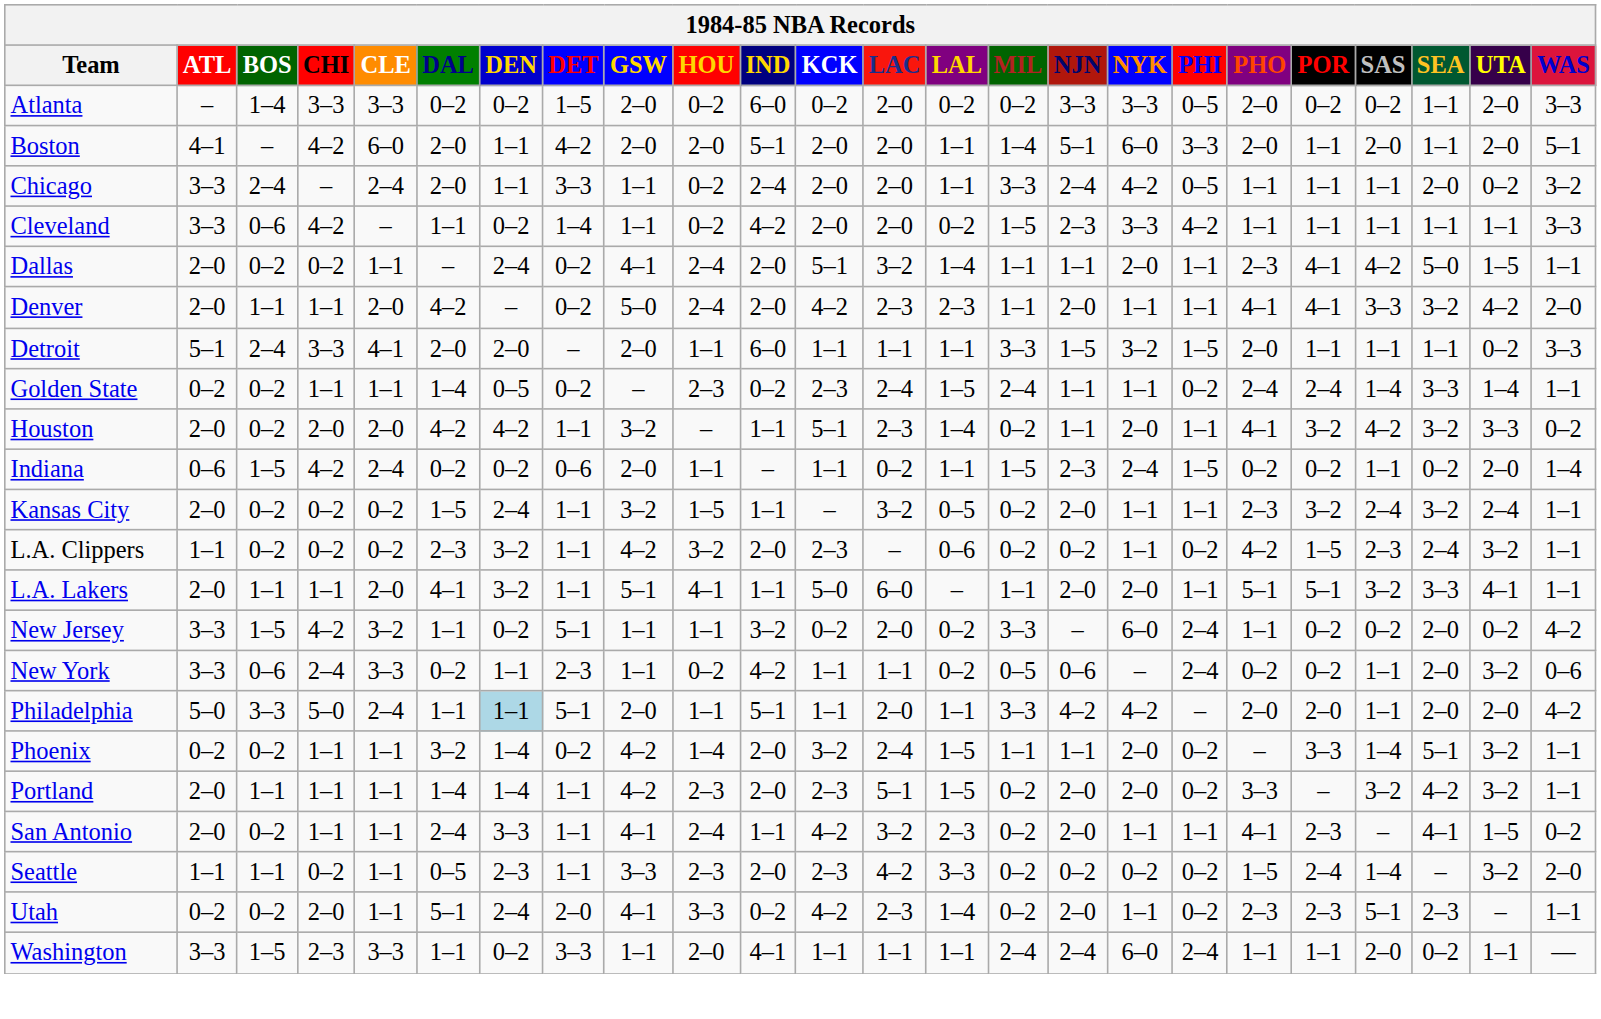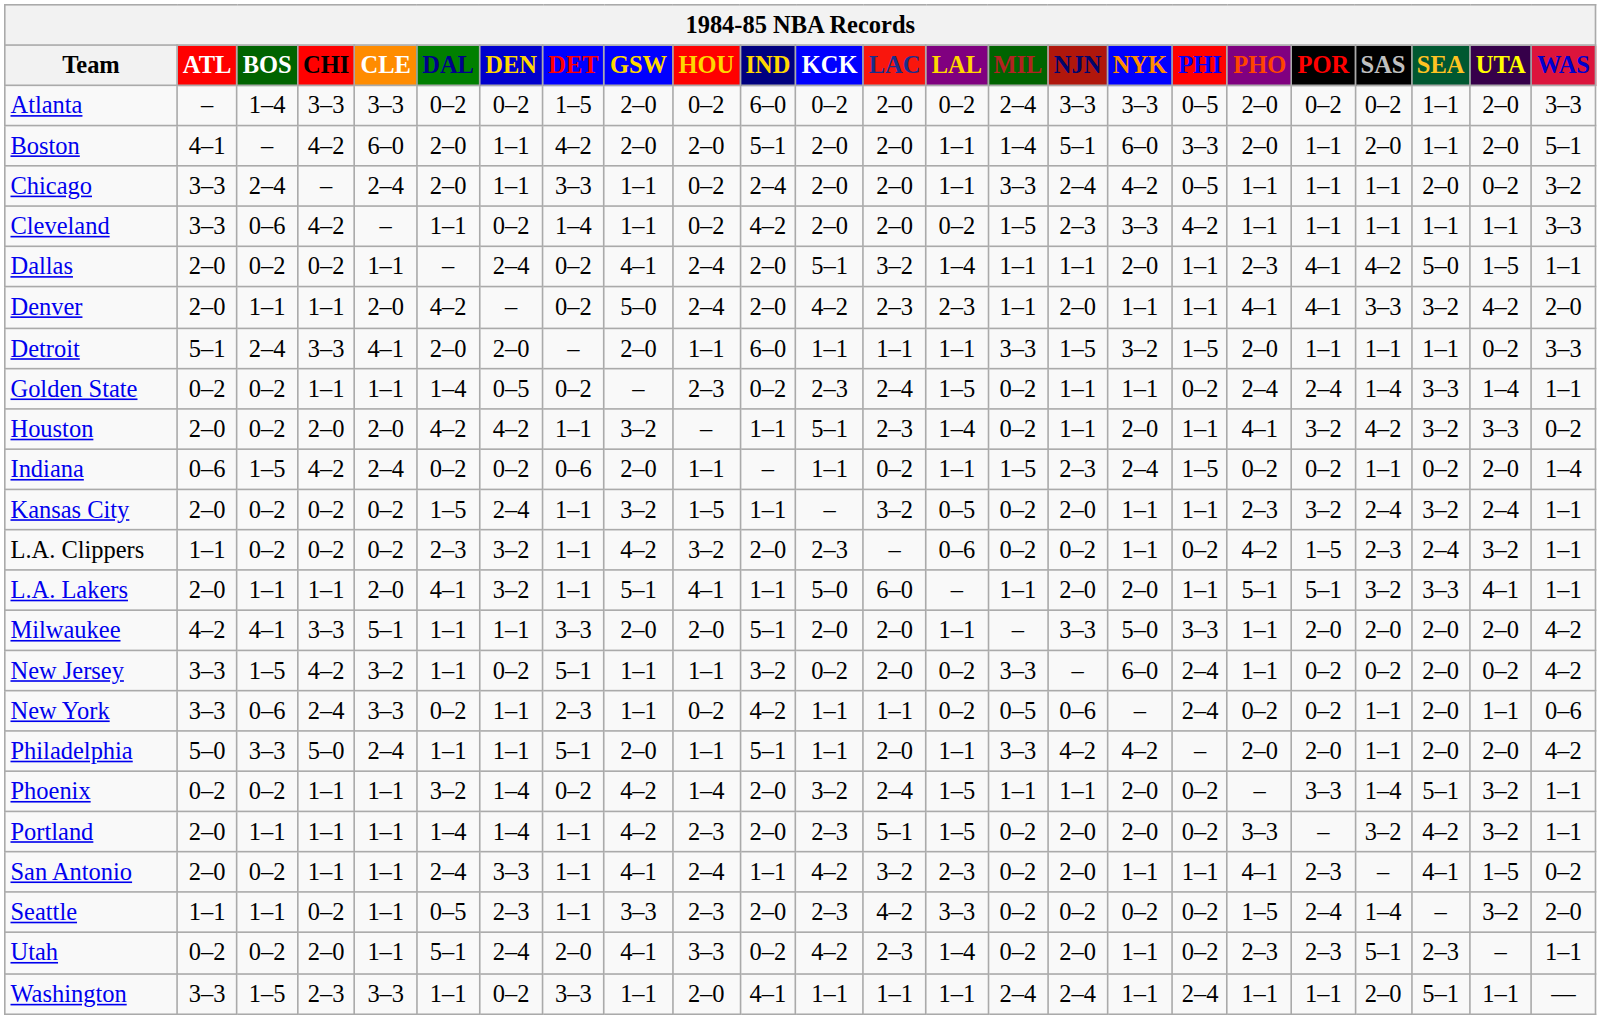(1018, 105) 0–2 -> (1018, 105) 2–4
(1018, 388) 2–4 -> (1018, 388) 0–2
+ row: (65, 630)
(1501, 670) 3–2 -> (1501, 710) 1–1
(511, 710) lightblue background -> (511, 751) no background
(1140, 952) 6–0 -> (1140, 993) 1–1
(1441, 952) 0–2 -> (1441, 993) 5–1
